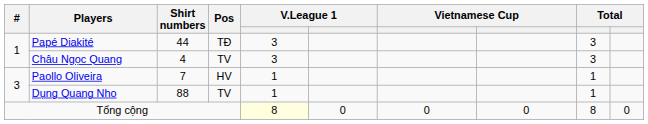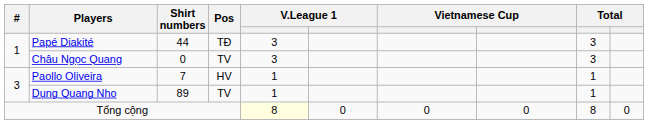(183, 59) 4 -> (183, 59) 0
(183, 93) 88 -> (183, 93) 89
